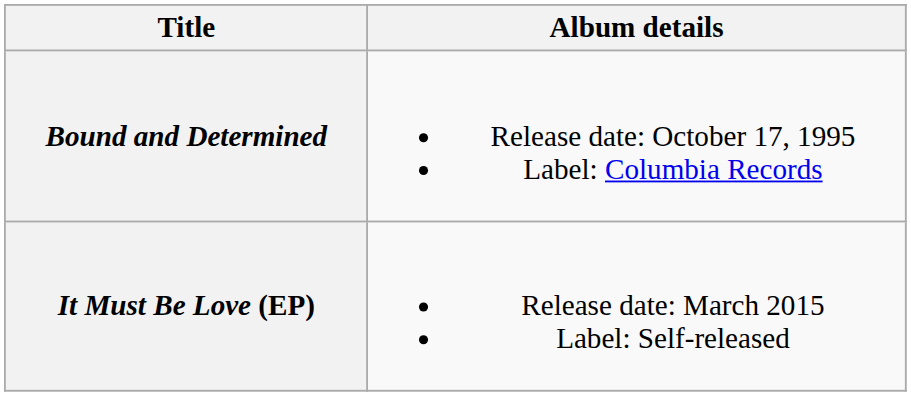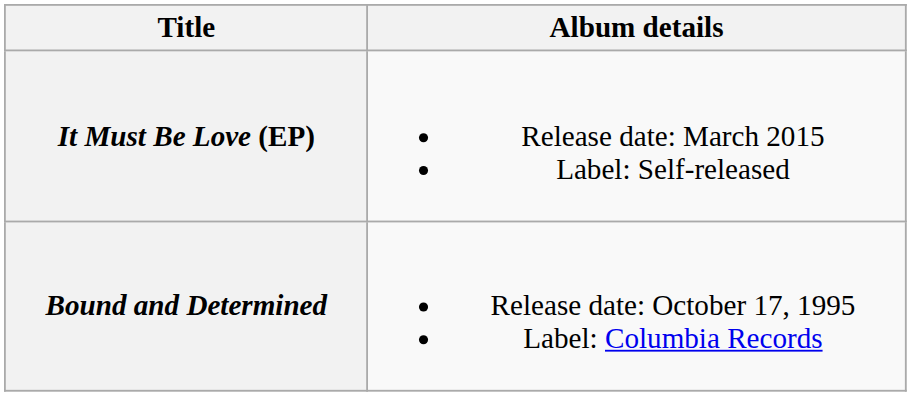rows swapped: (186, 135) <-> (186, 305)
